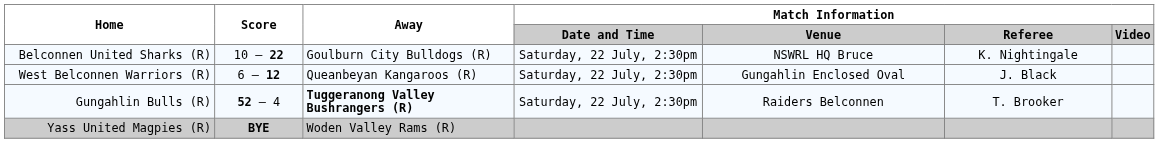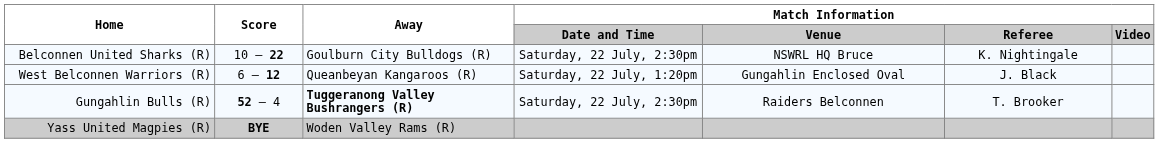(608, 75) Saturday, 22 July, 2:30pm -> (608, 75) Saturday, 22 July, 1:20pm
